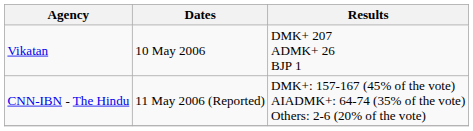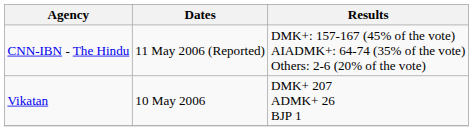rows swapped: (68, 100) <-> (28, 50)
